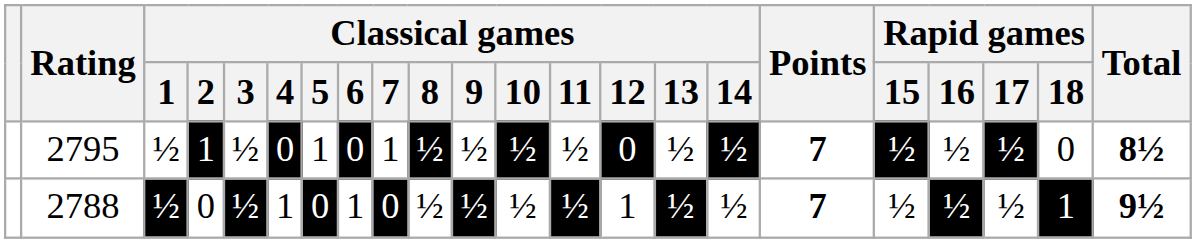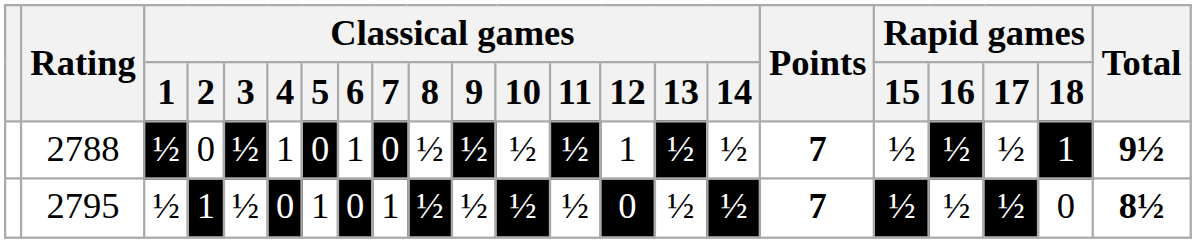rows swapped: (83, 149) <-> (83, 206)
